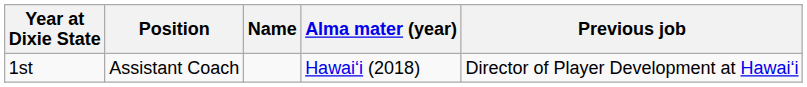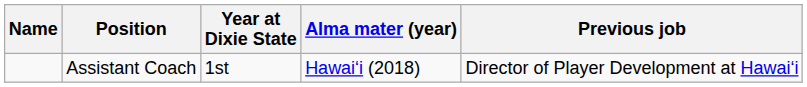columns swapped: (272, 29) <-> (55, 29)
